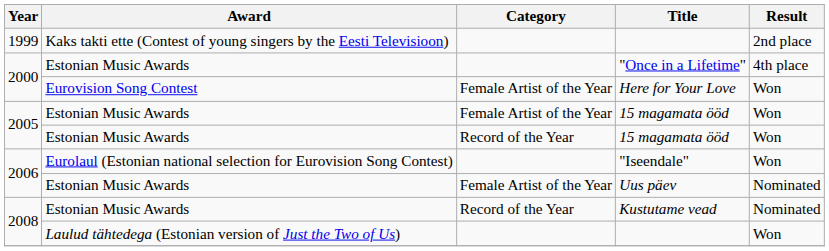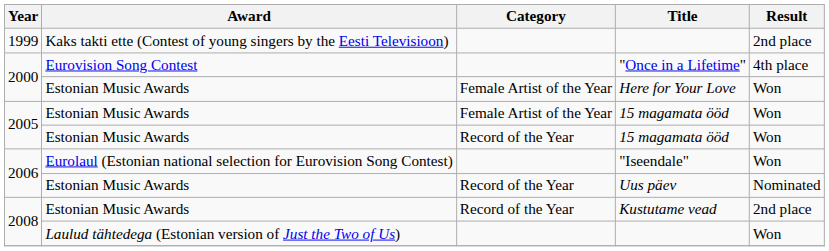(117, 64) Estonian Music Awards -> (121, 64) Eurovision Song Contest
(121, 88) Eurovision Song Contest -> (117, 88) Estonian Music Awards
(536, 185) Female Artist of the Year -> (517, 185) Record of the Year
(787, 209) Nominated -> (782, 209) 2nd place
